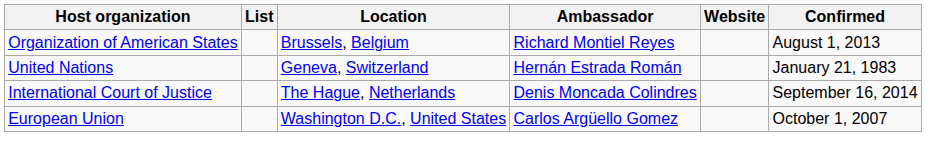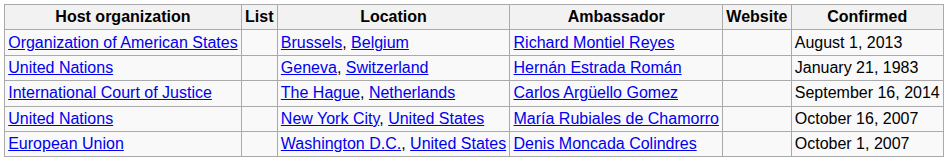(605, 93) Denis Moncada Colindres -> (596, 93) Carlos Argüello Gomez
+ row: (383, 118)
(596, 118) Carlos Argüello Gomez -> (605, 144) Denis Moncada Colindres
